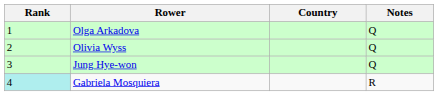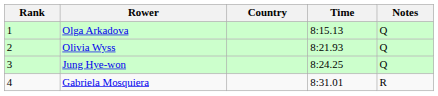+ column: (342, 13)
(10, 82) paleturquoise background -> (10, 82) no background
